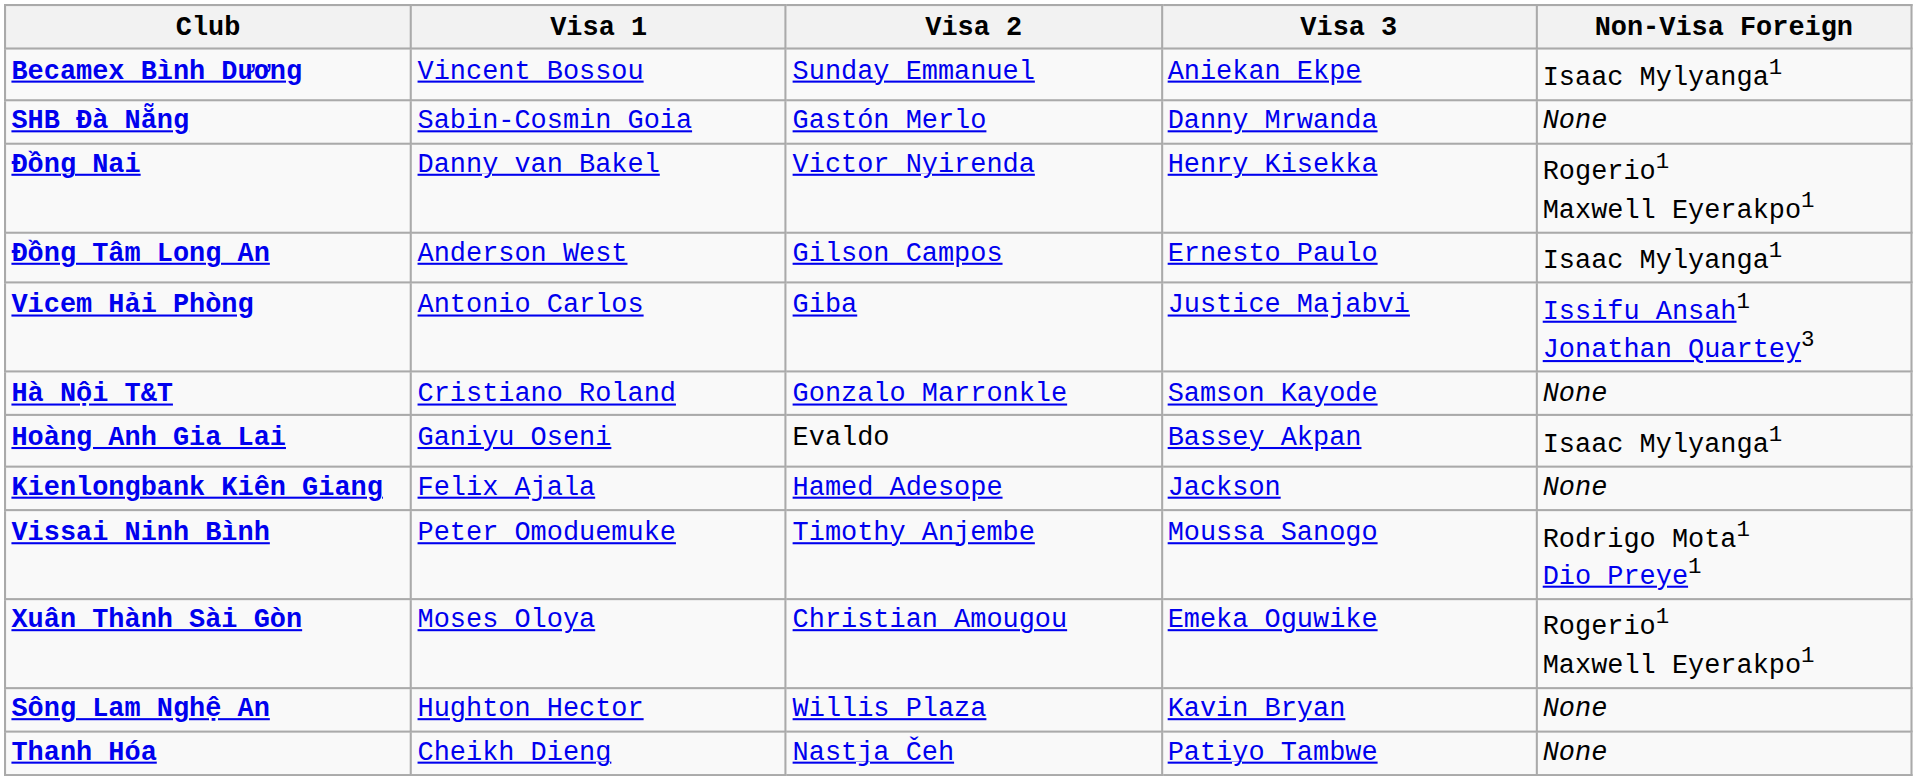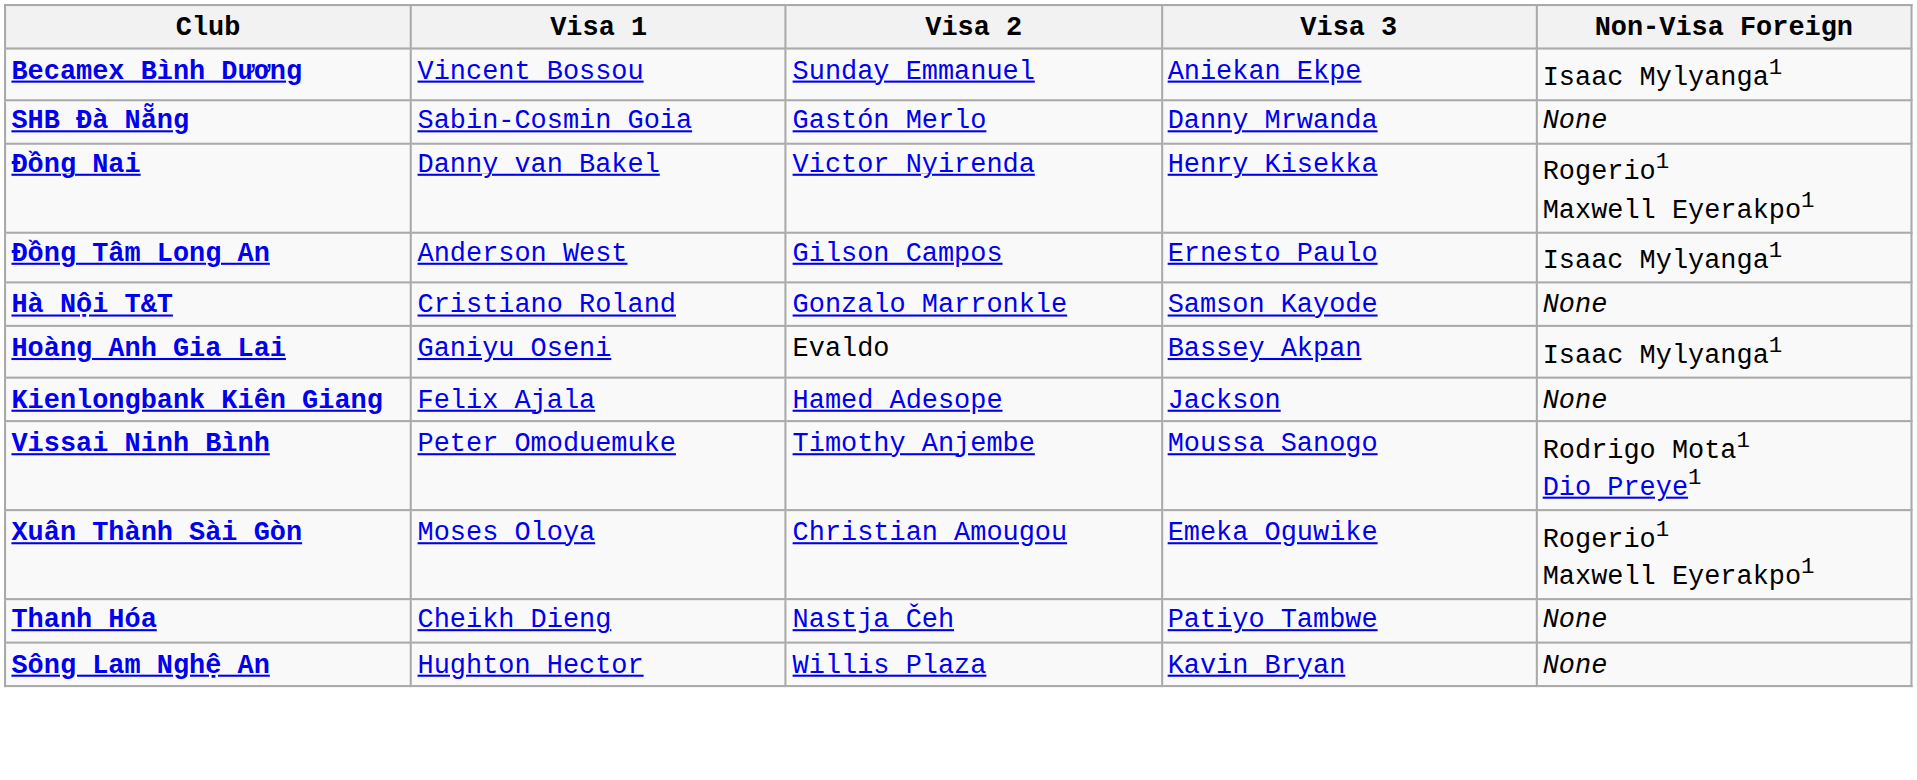- row: (133, 305)
rows swapped: (141, 709) <-> (84, 753)
